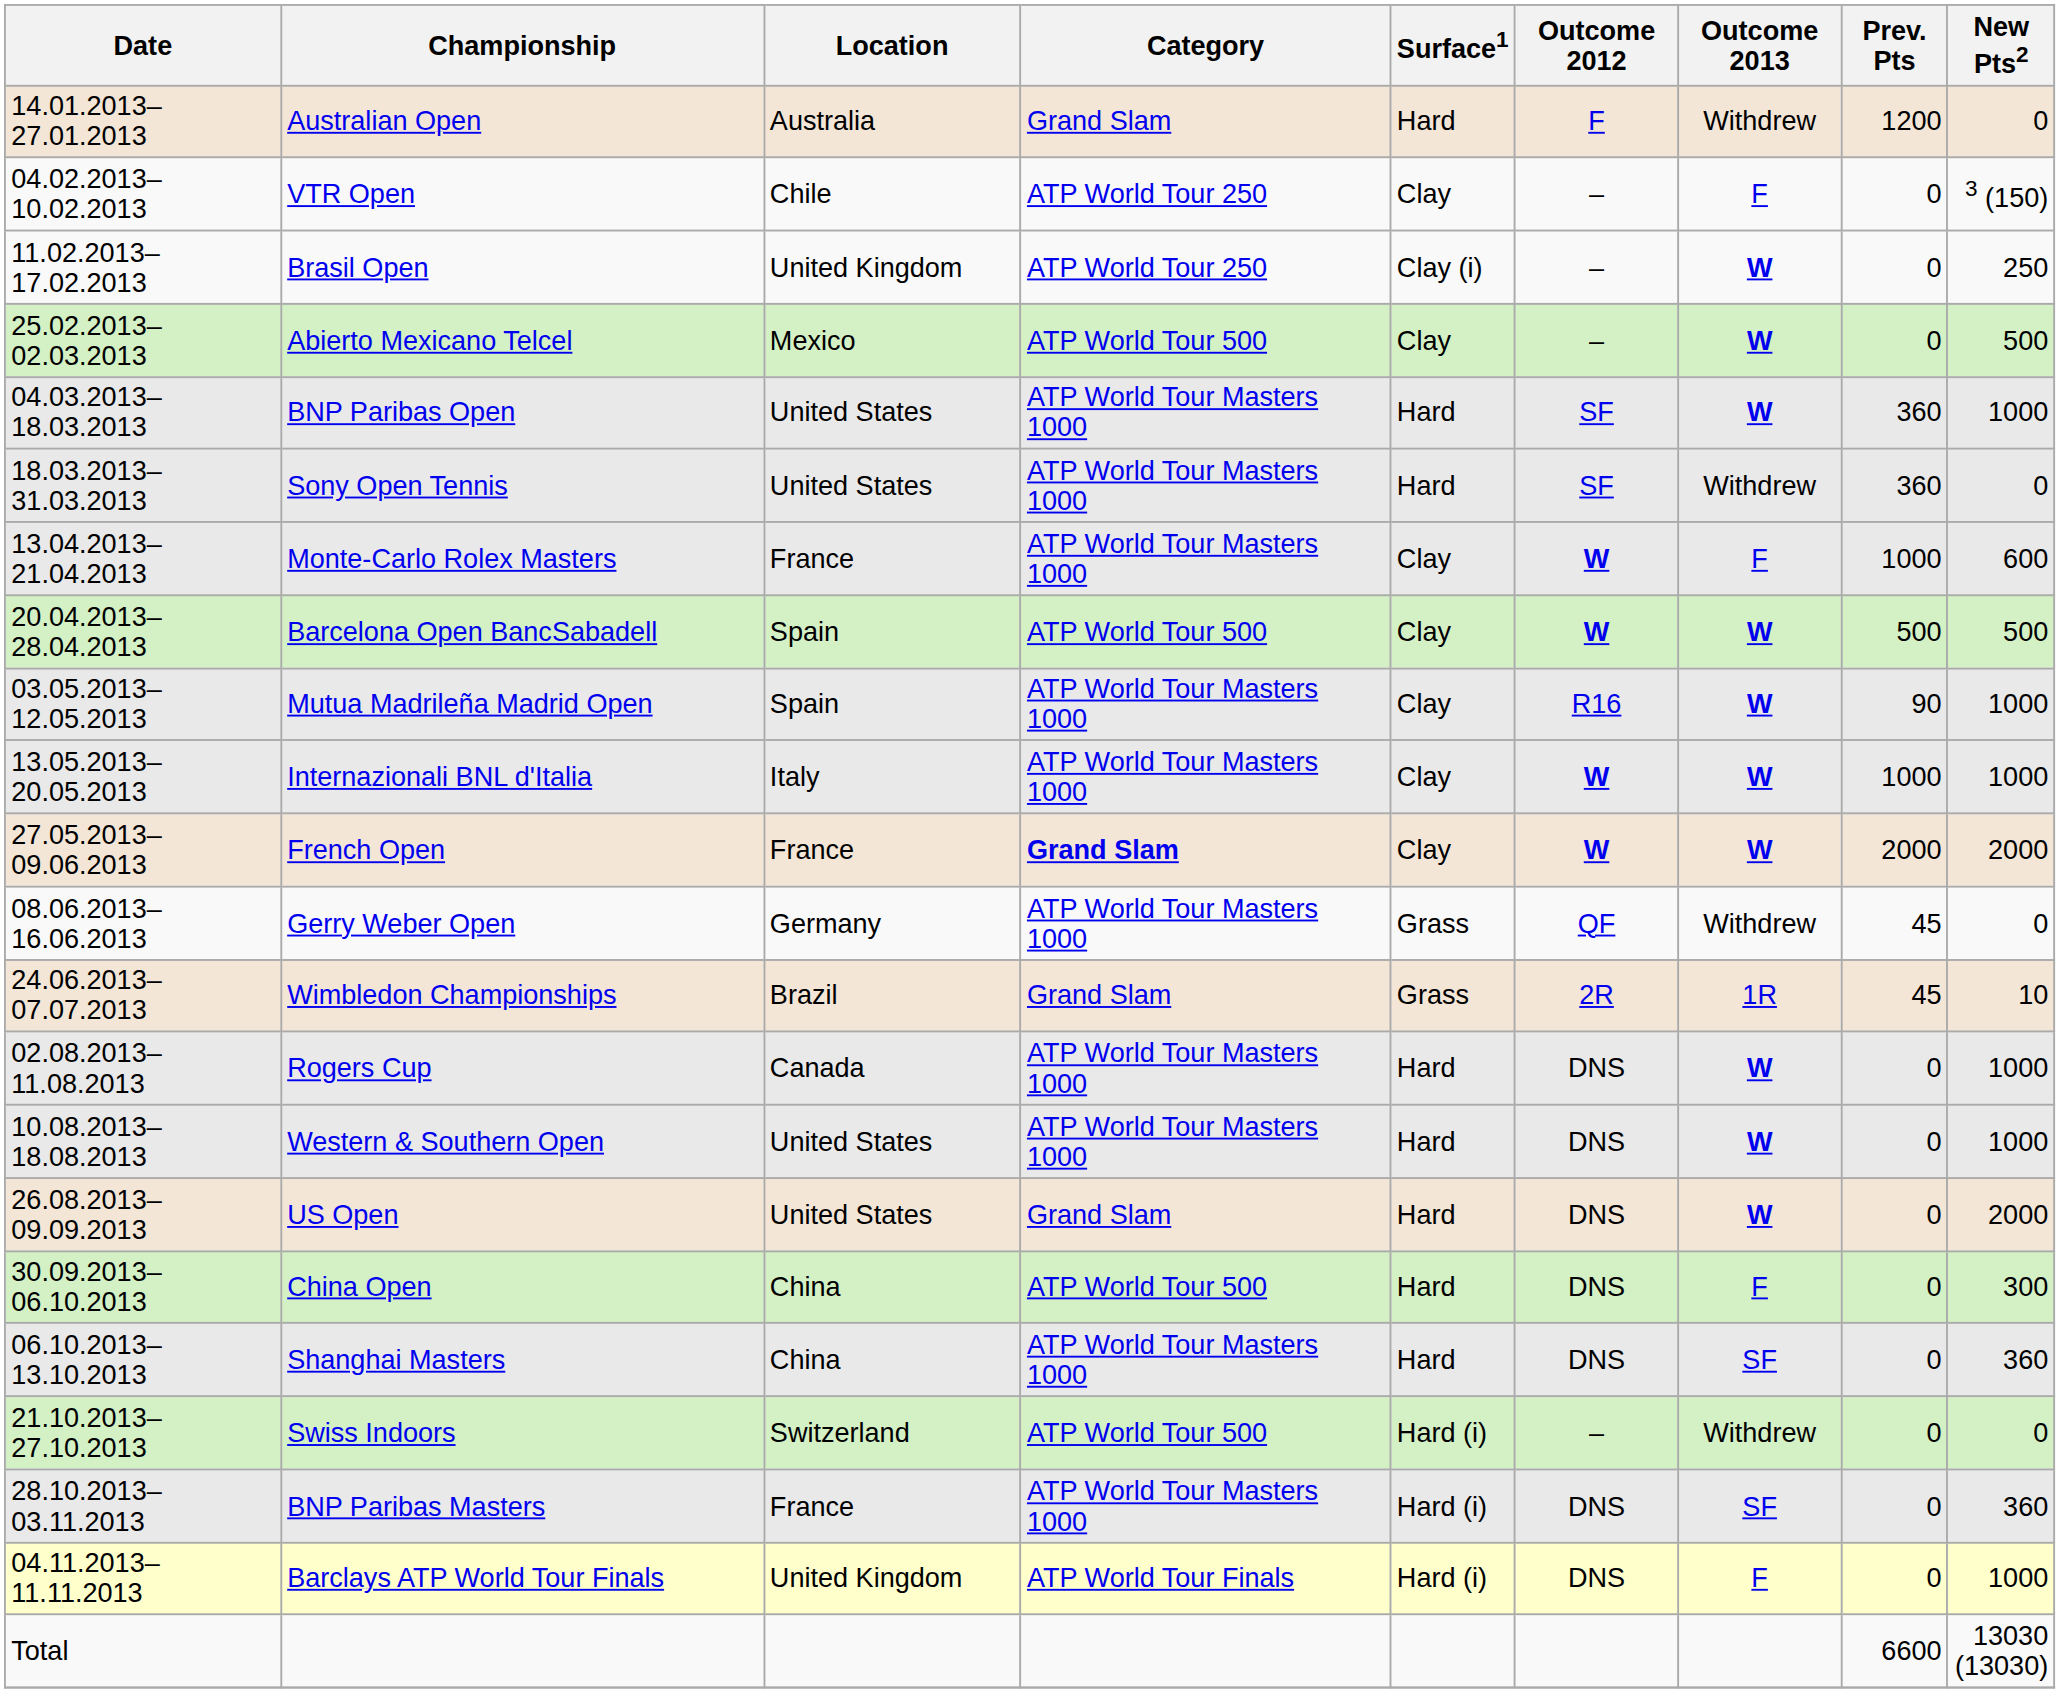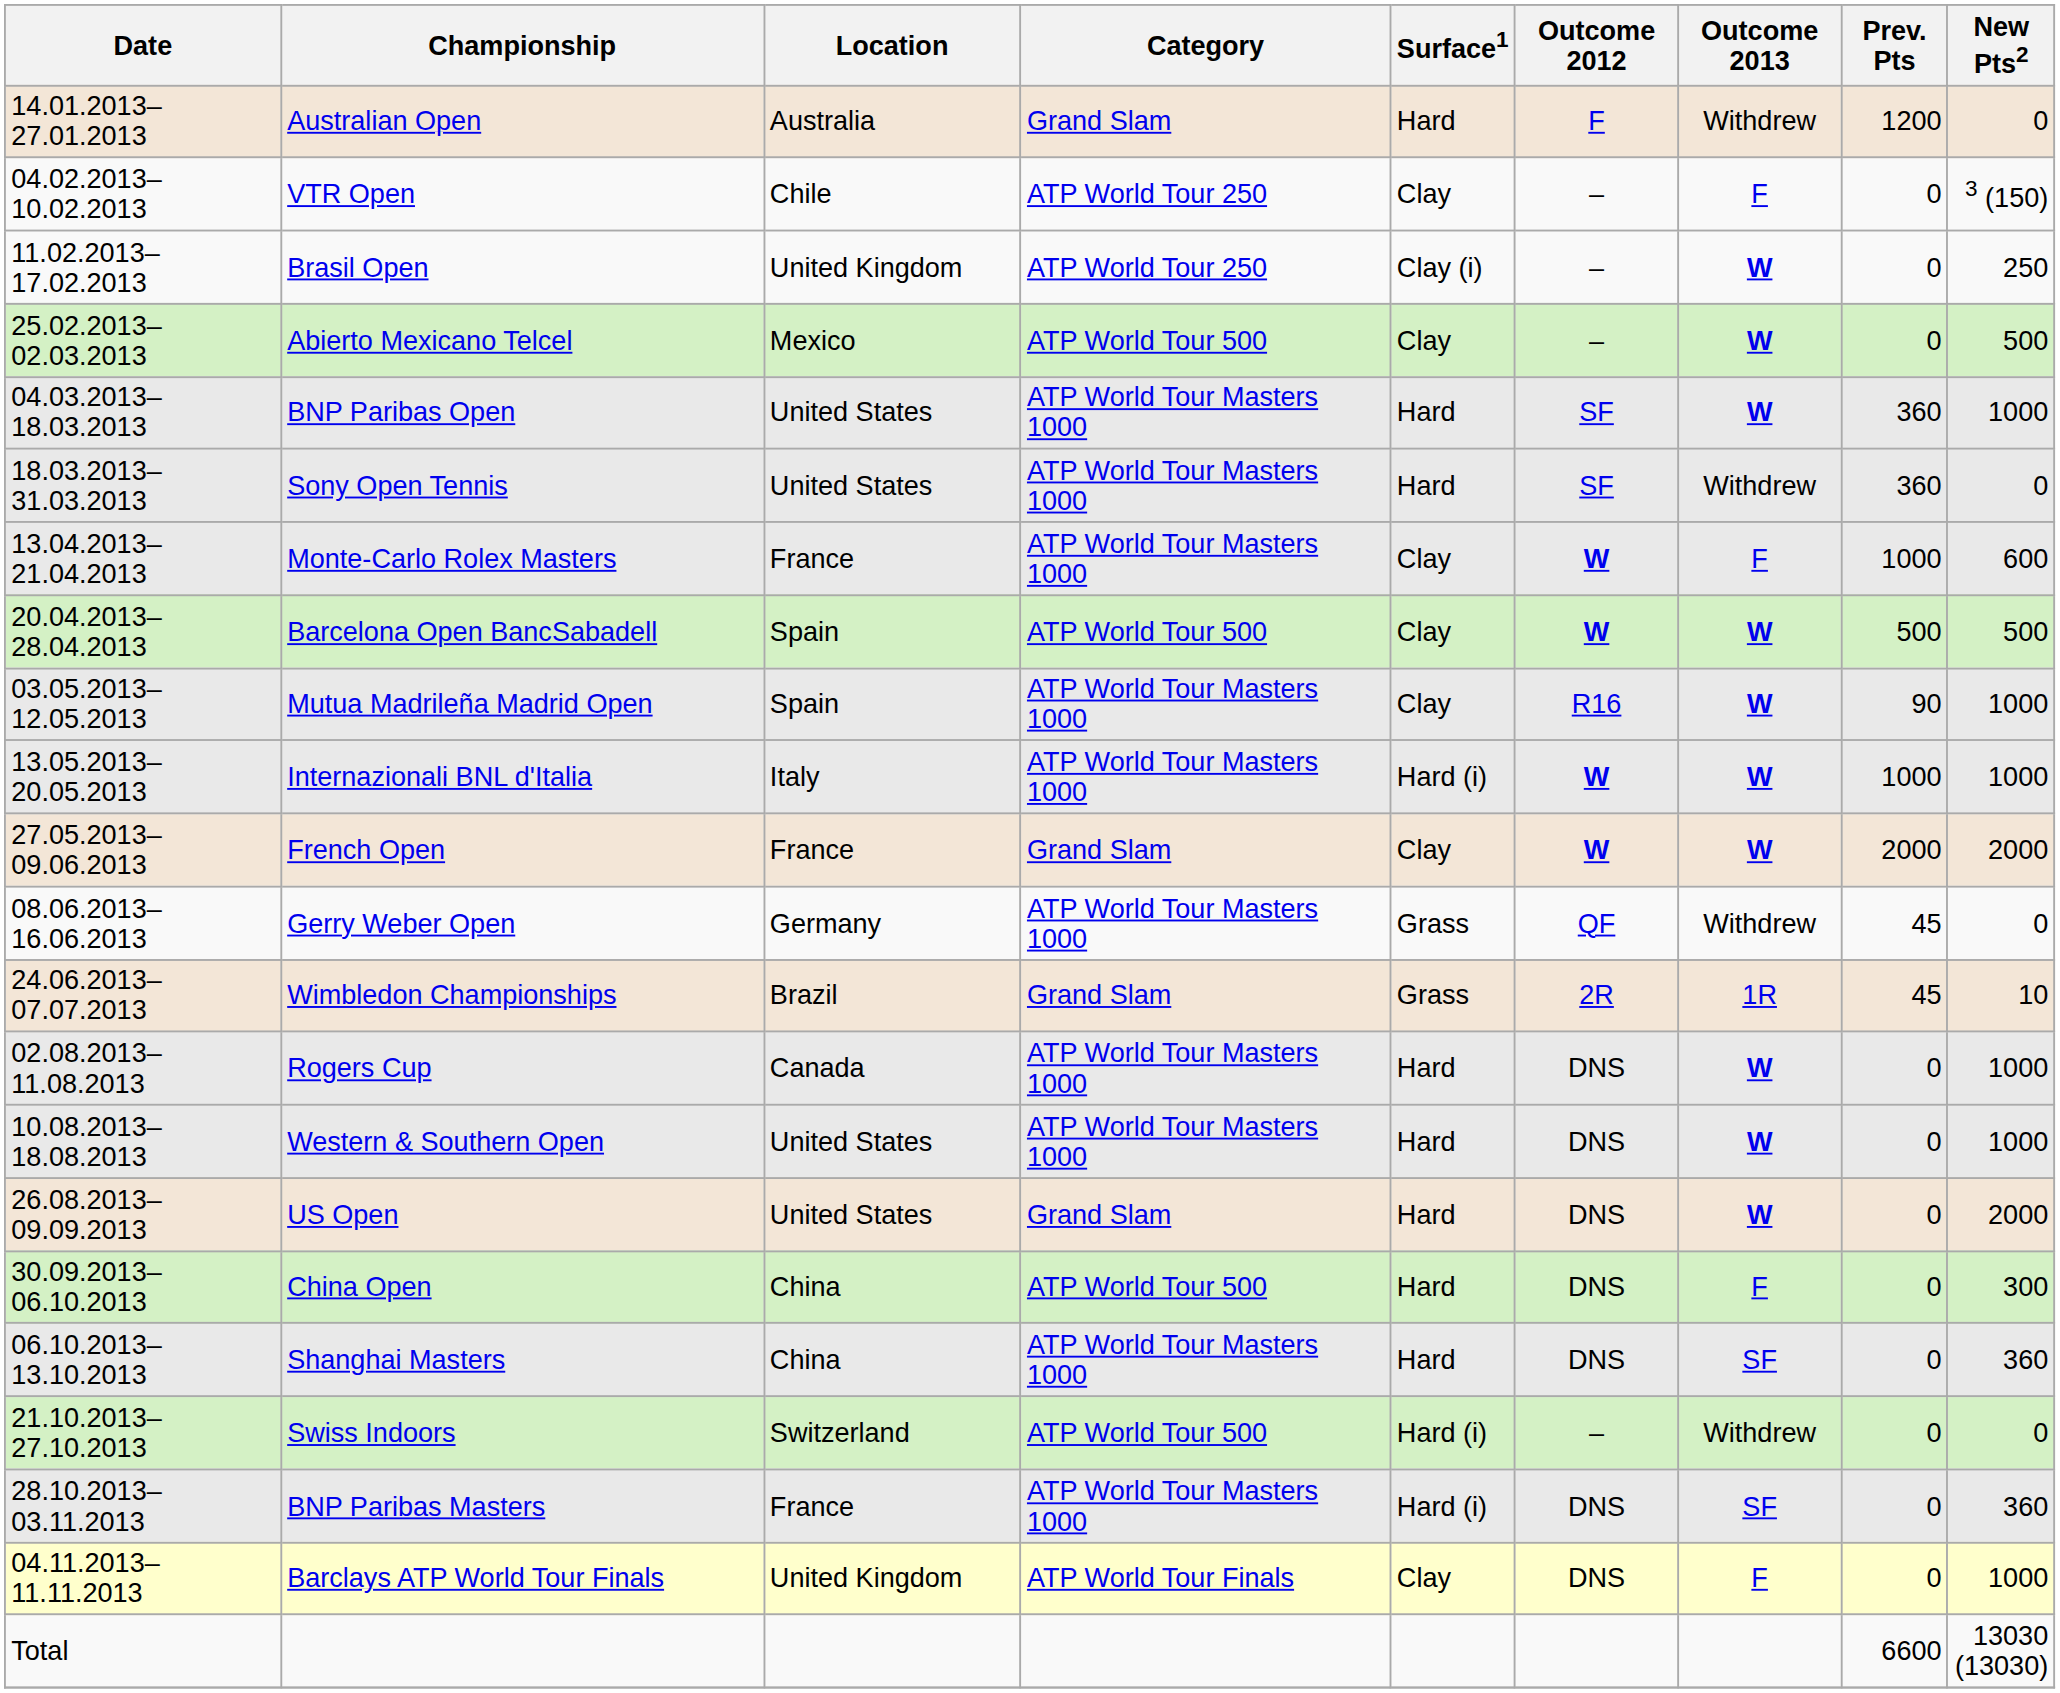(1424, 777) Clay -> (1442, 777) Hard (i)
(1103, 850) bold -> (1099, 850) normal
(1442, 1579) Hard (i) -> (1424, 1579) Clay
